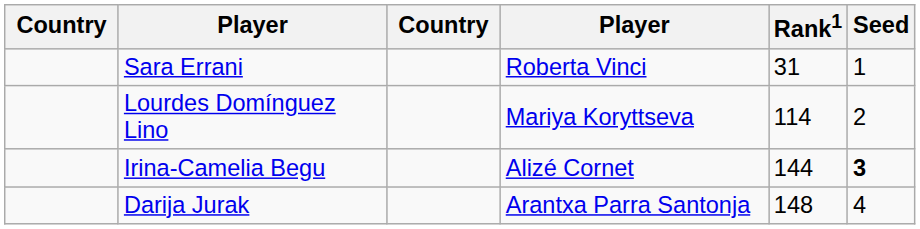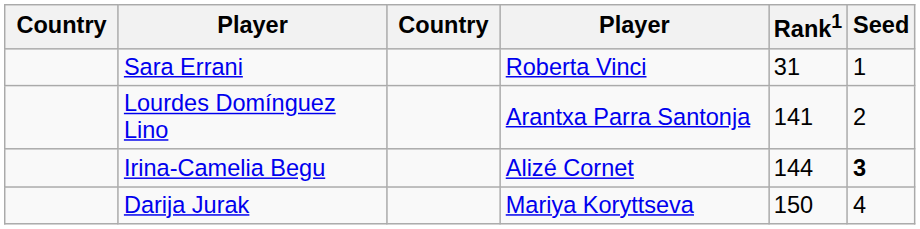(600, 117) Mariya Koryttseva -> (628, 117) Arantxa Parra Santonja
(793, 117) 114 -> (793, 117) 141
(628, 205) Arantxa Parra Santonja -> (600, 205) Mariya Koryttseva
(793, 205) 148 -> (793, 205) 150
